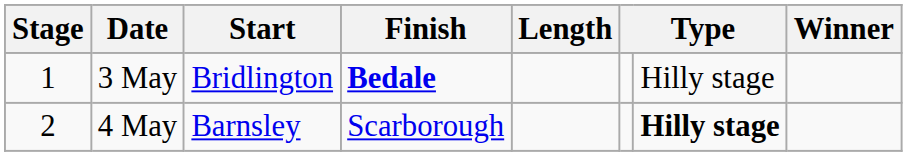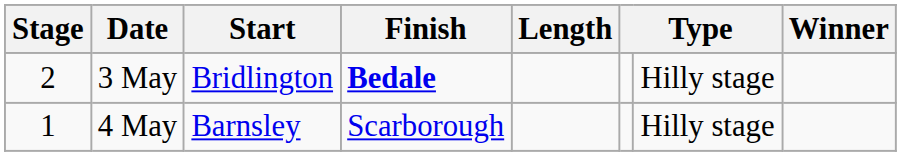(48, 77) 1 -> (48, 77) 2
(48, 126) 2 -> (48, 126) 1
(710, 126) bold -> (708, 126) normal
